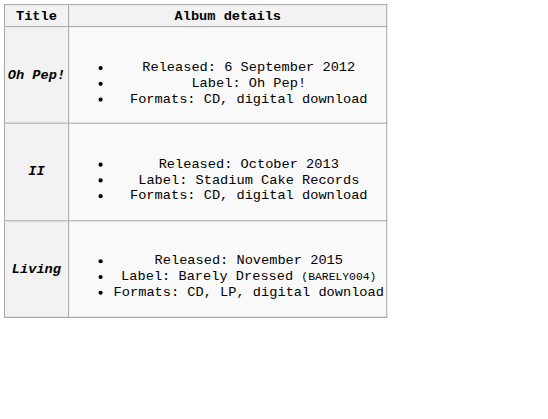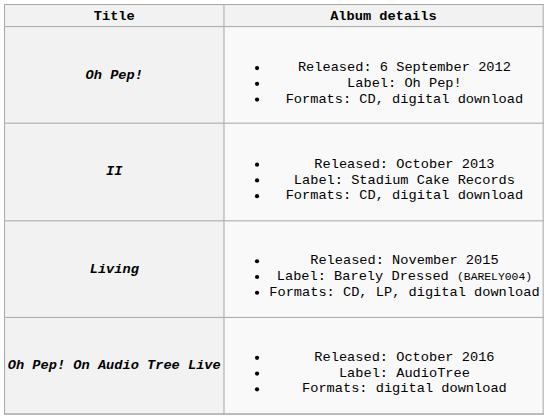+ row: (114, 366)
